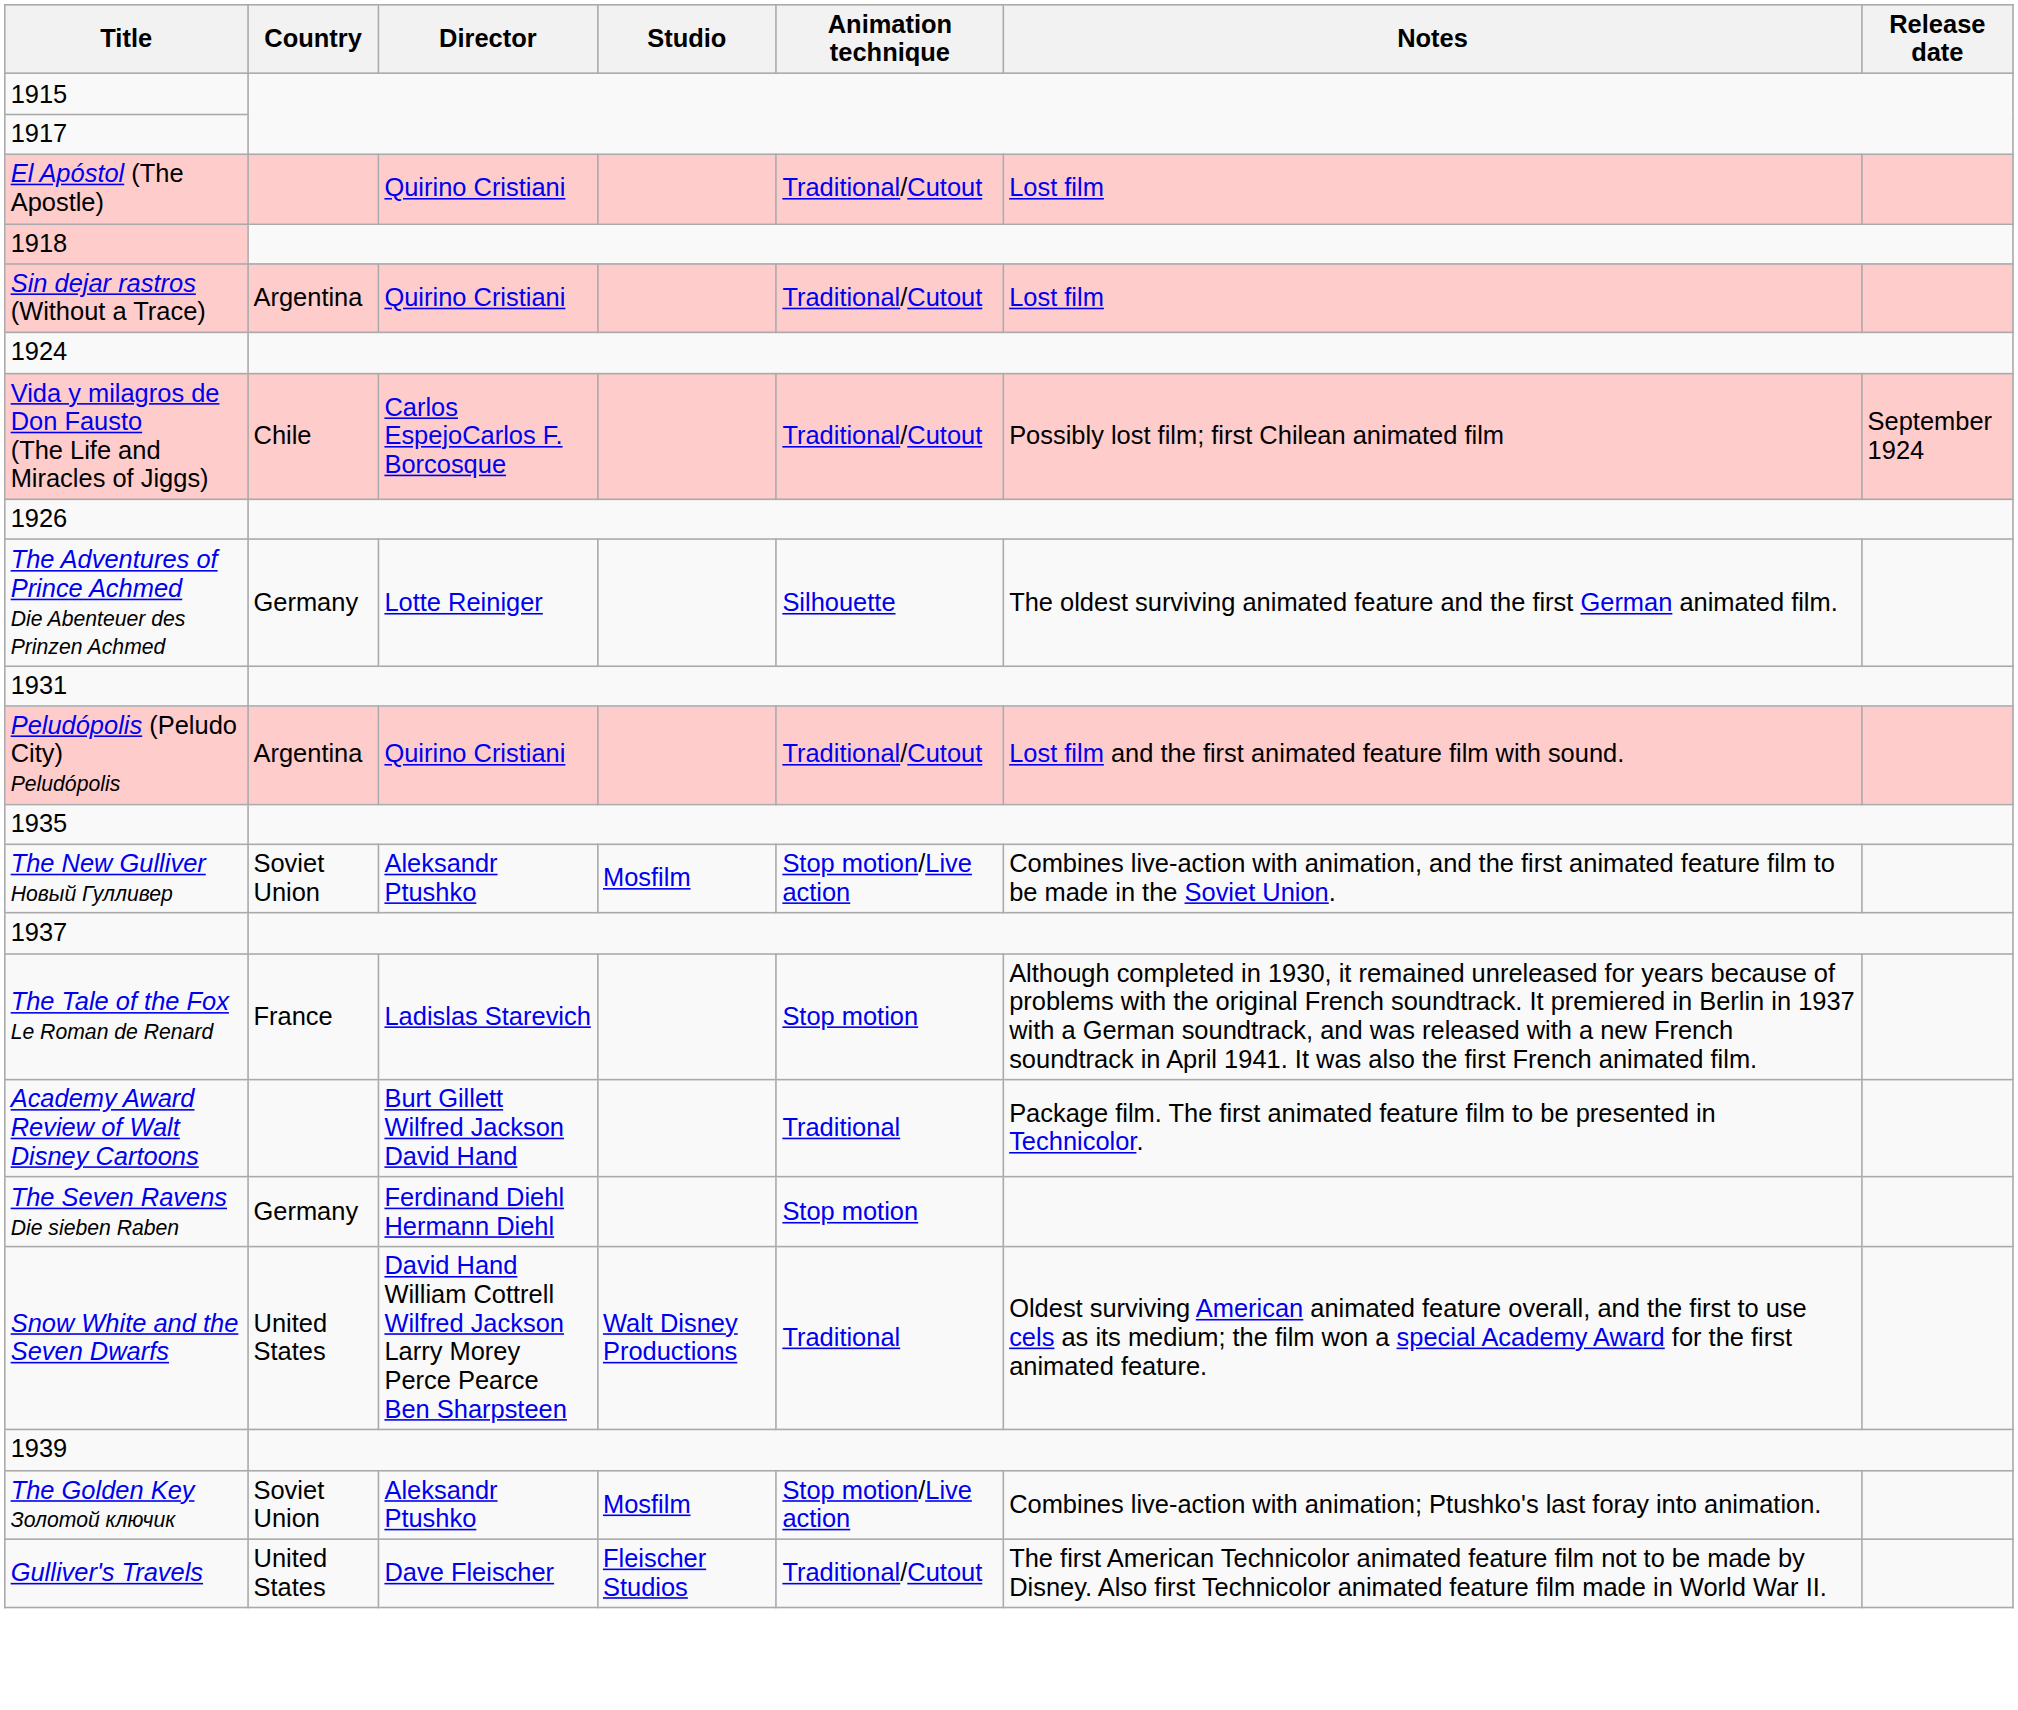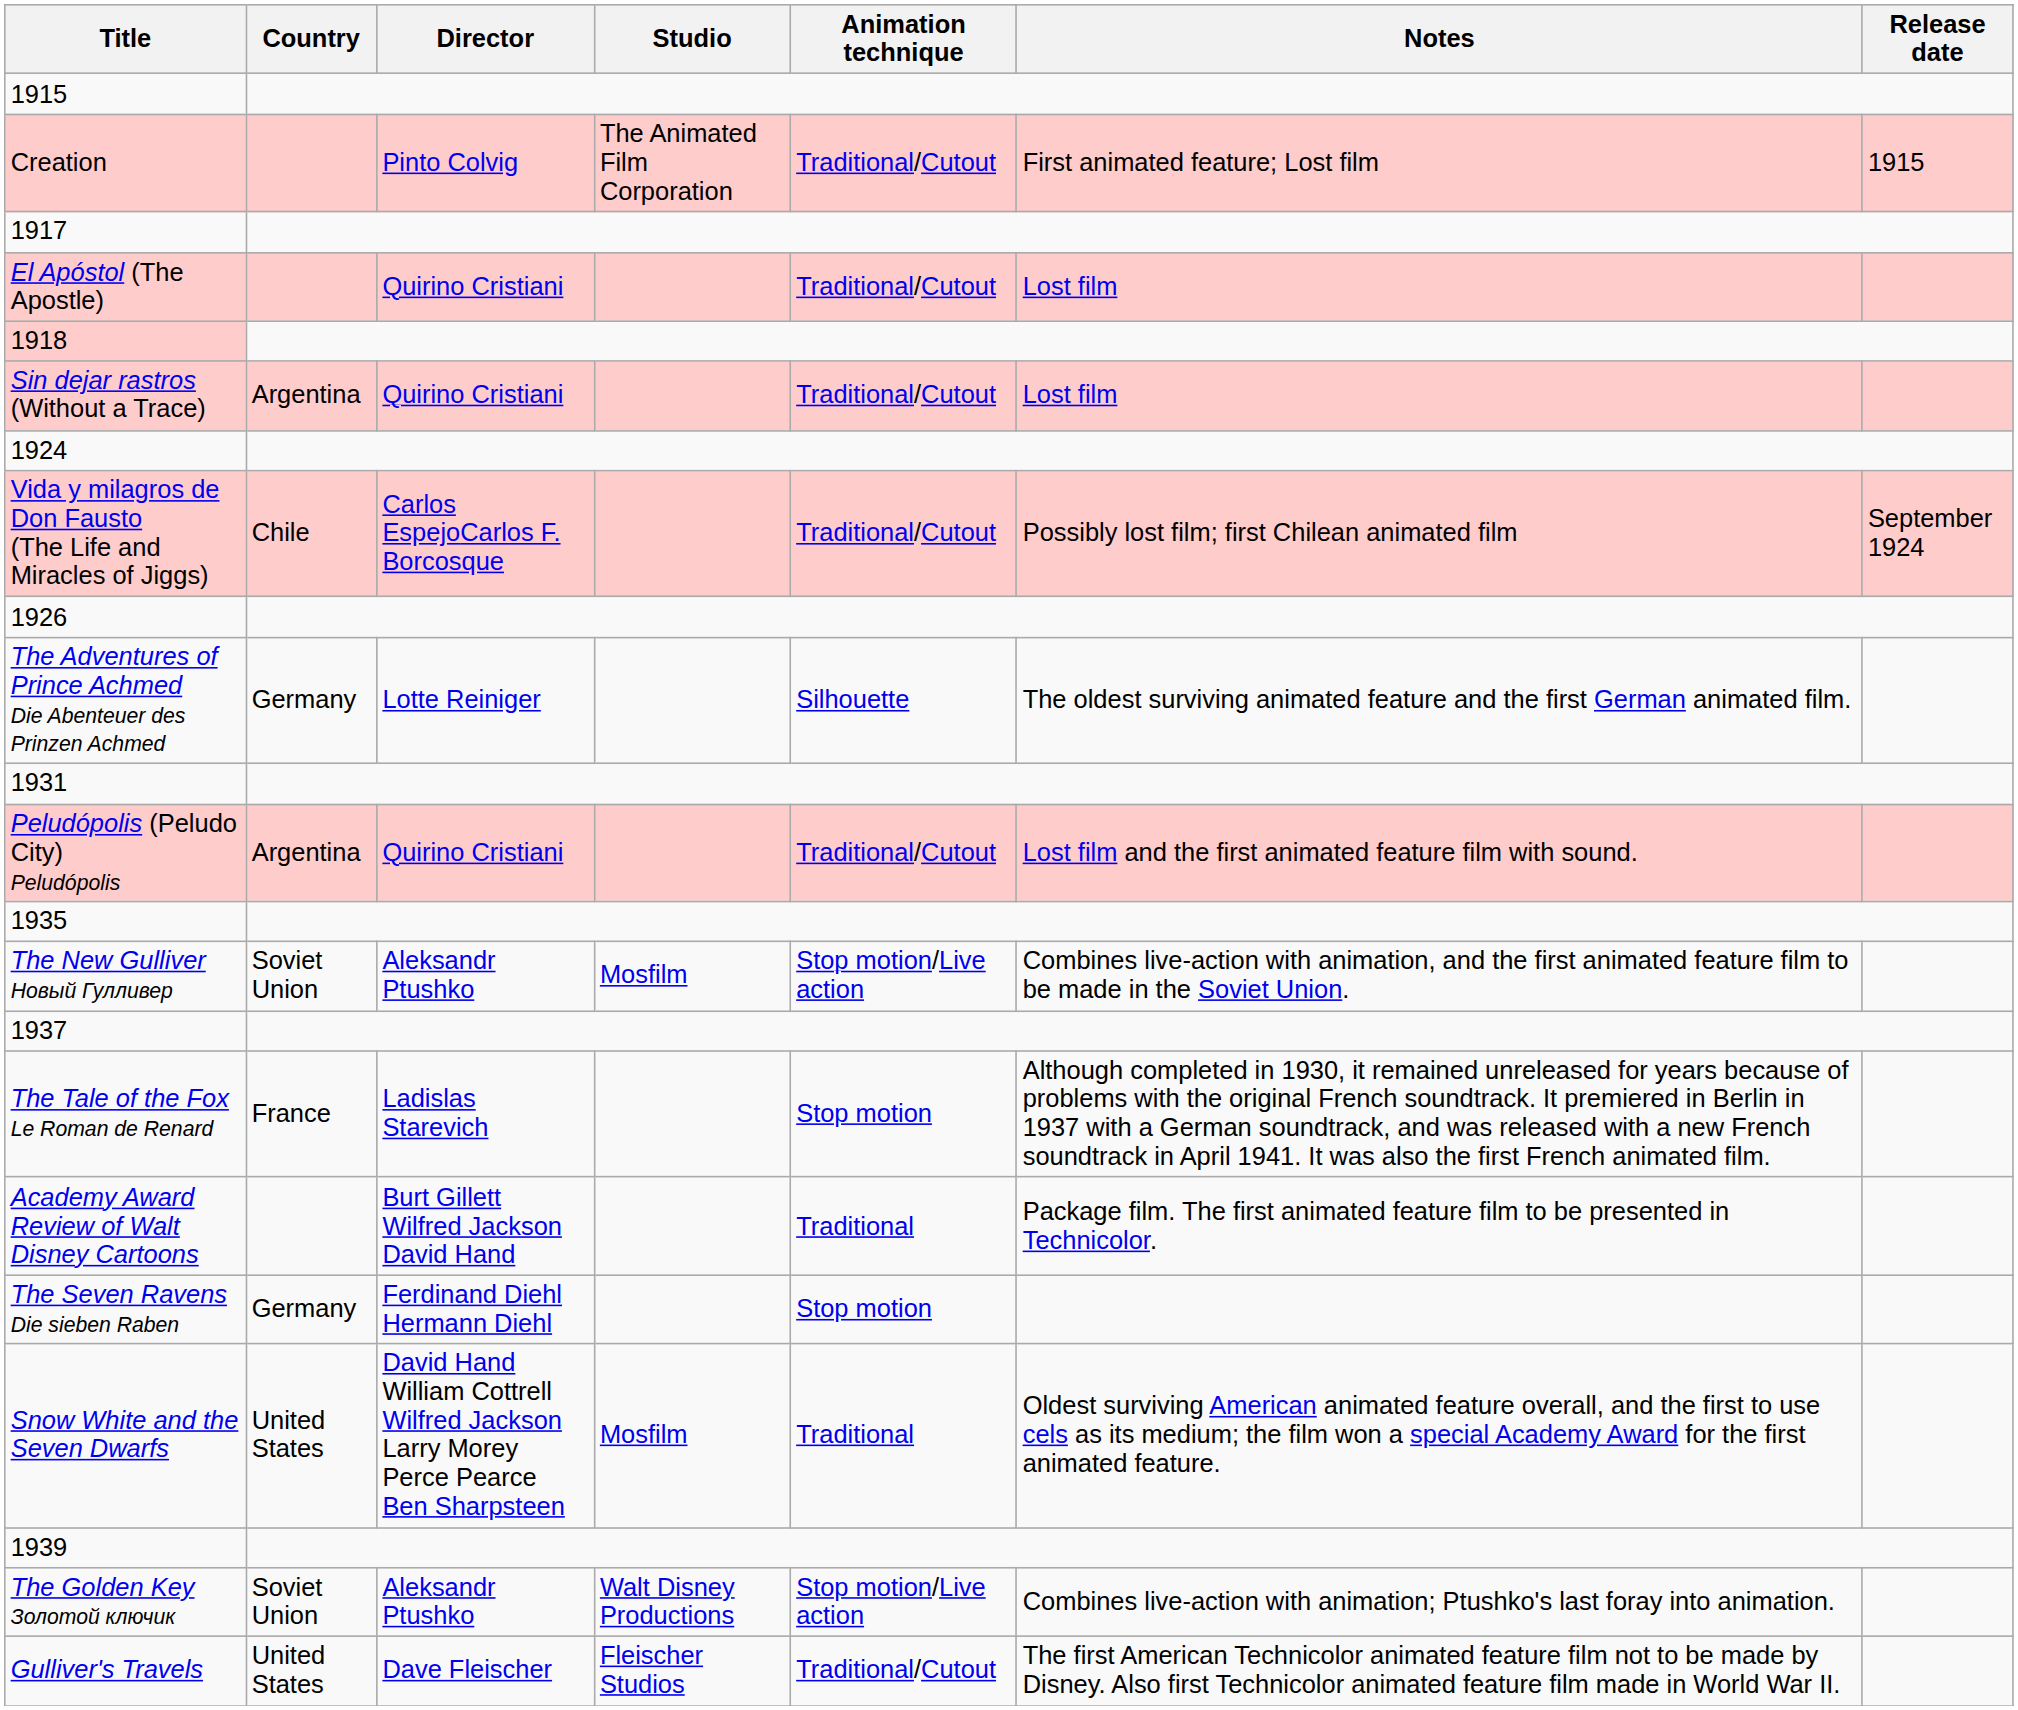+ row: (59, 162)
(670, 1337) Walt Disney Productions -> (644, 1435) Mosfilm
(647, 1504) Mosfilm -> (667, 1601) Walt Disney Productions
